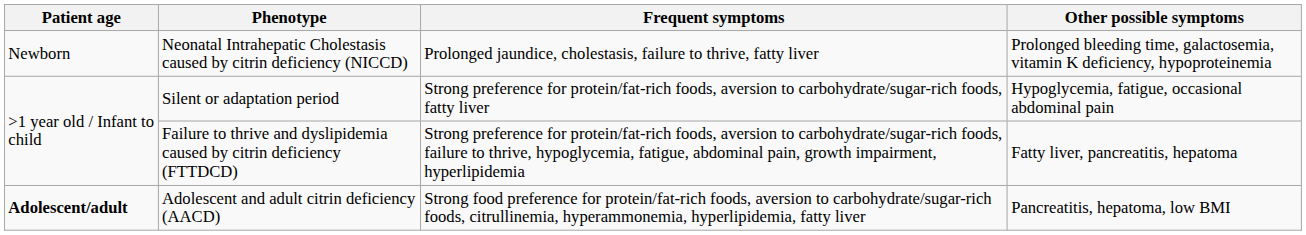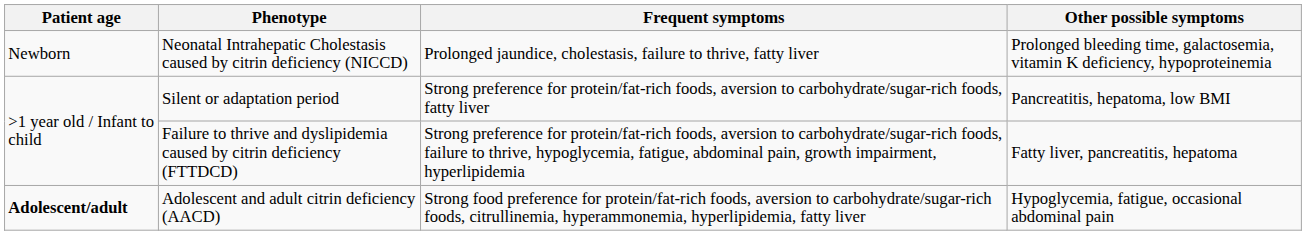(1127, 98) Hypoglycemia, fatigue, occasional abdominal pain -> (1121, 98) Pancreatitis, hepatoma, low BMI
(1121, 207) Pancreatitis, hepatoma, low BMI -> (1127, 207) Hypoglycemia, fatigue, occasional abdominal pain
